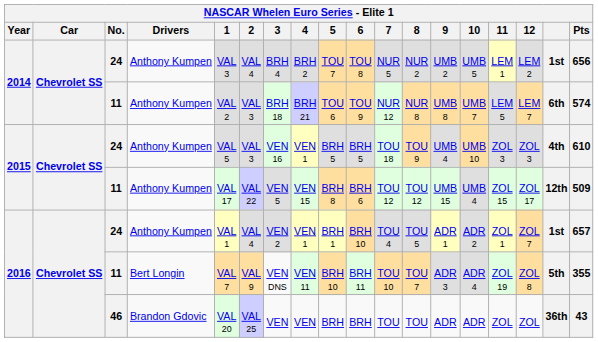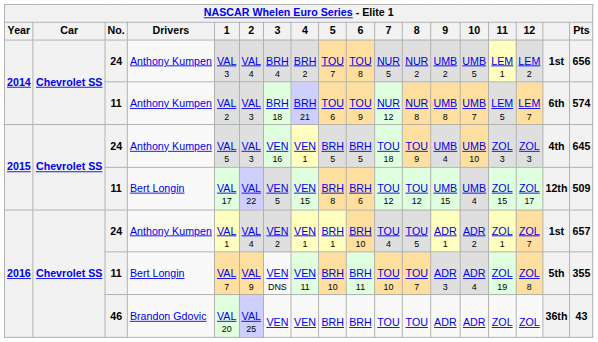(581, 146) 610 -> (581, 146) 645
(171, 188) Anthony Kumpen -> (157, 188) Bert Longin
